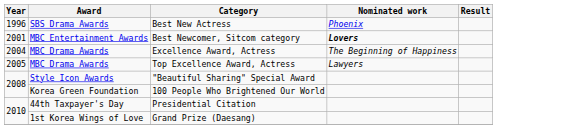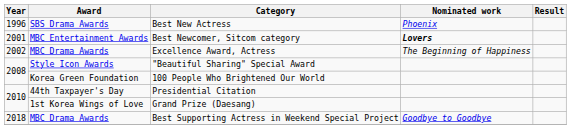(16, 51) 2004 -> (16, 51) 2002
- row: (224, 64)
+ row: (275, 118)
